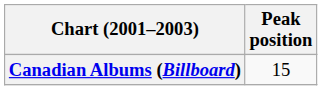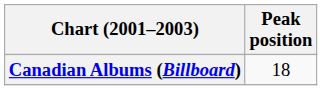(281, 69) 15 -> (281, 69) 18
